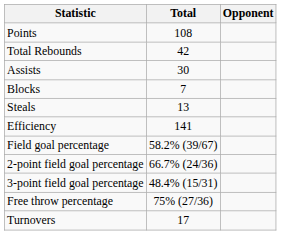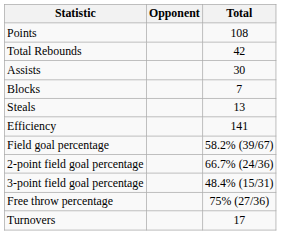columns swapped: (183, 13) <-> (248, 13)
